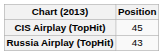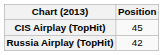(137, 43) 43 -> (137, 43) 42
